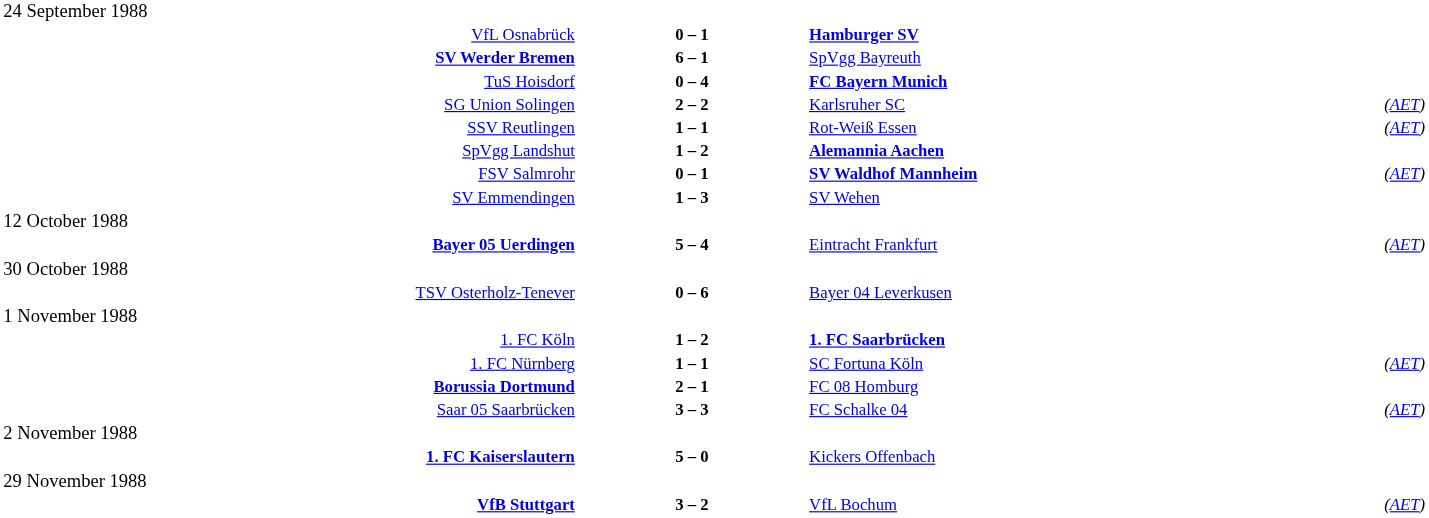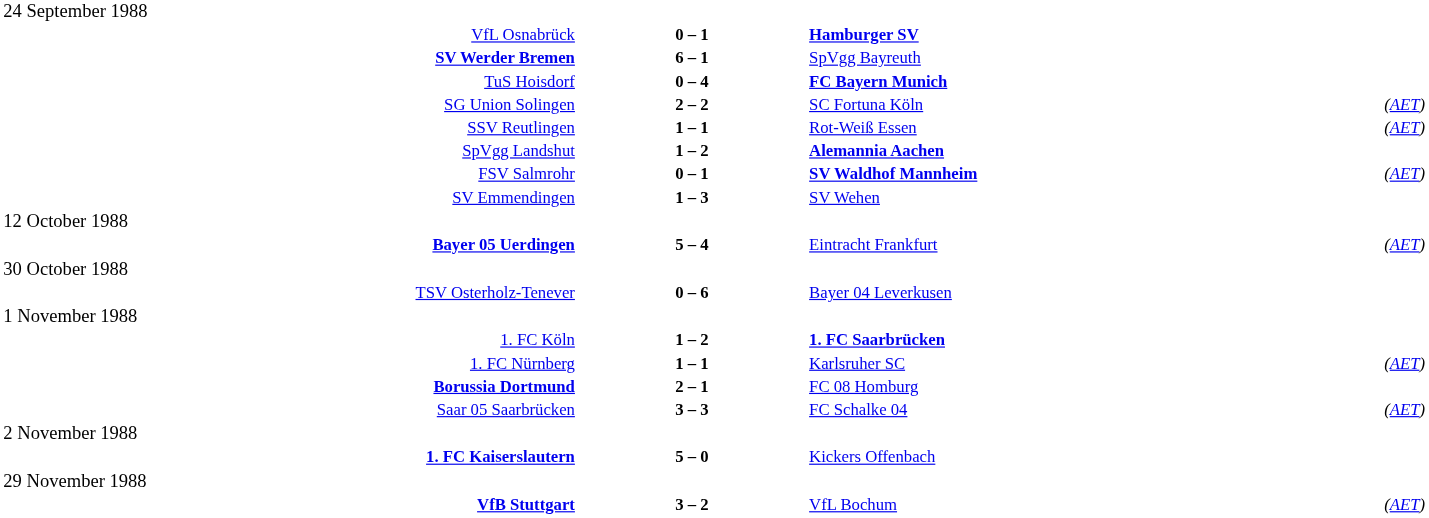(857, 104) Karlsruher SC -> (866, 104) SC Fortuna Köln
(866, 363) SC Fortuna Köln -> (857, 363) Karlsruher SC
